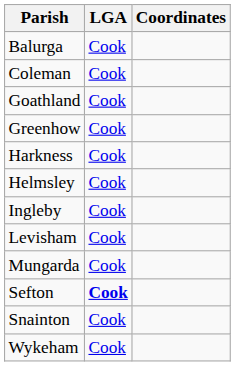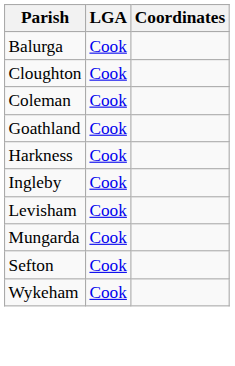+ row: (45, 73)
- row: (45, 127)
- row: (42, 182)
(108, 292) bold -> (108, 264) normal
- row: (39, 319)
